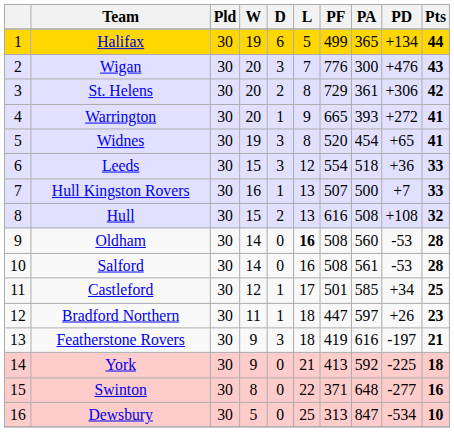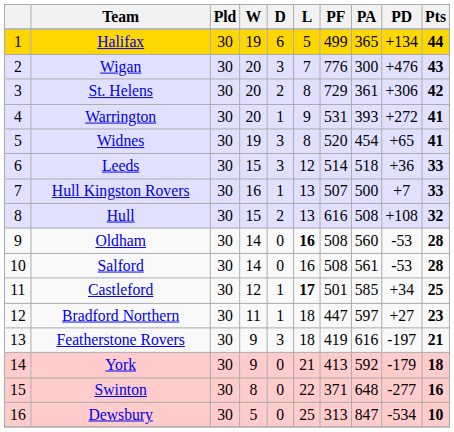(336, 116) 665 -> (336, 116) 531
(336, 166) 554 -> (336, 166) 514
(307, 290) normal -> (307, 290) bold
(402, 315) +26 -> (402, 315) +27
(402, 365) -225 -> (402, 365) -179
